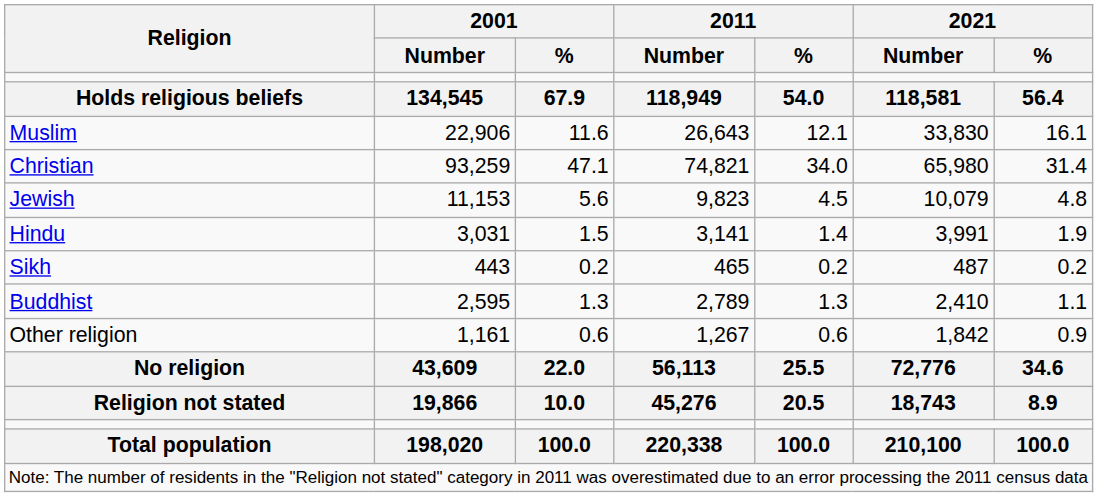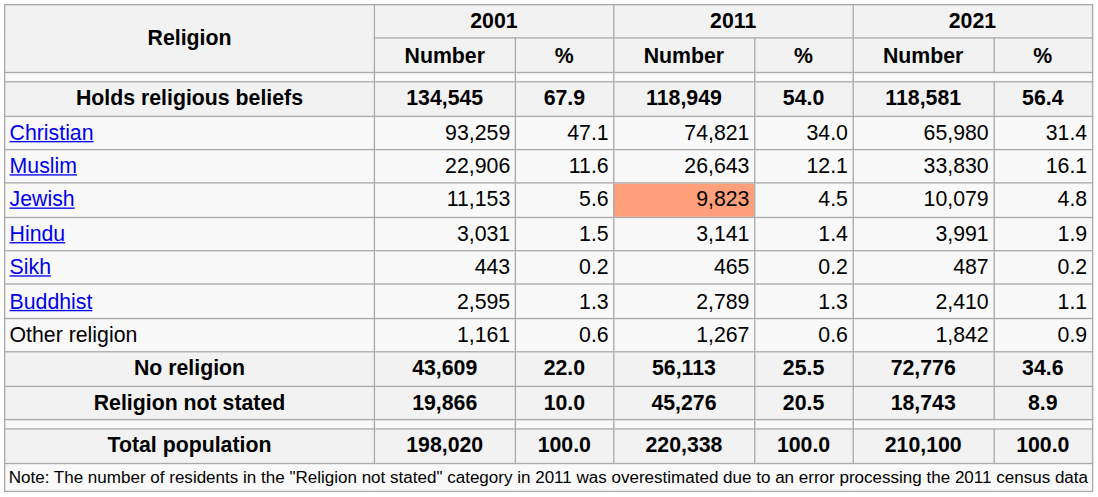rows swapped: (52, 166) <-> (43, 132)
(723, 199) no background -> (723, 199) lightsalmon background
